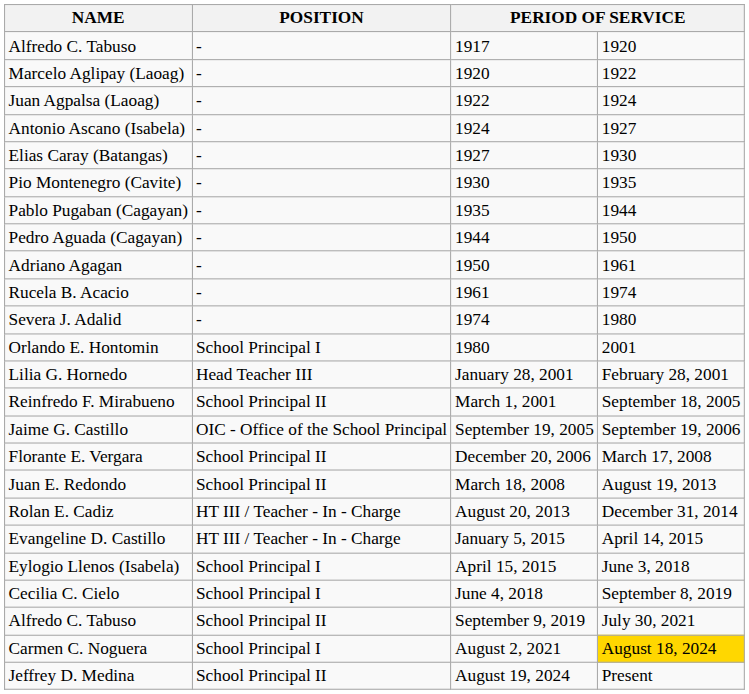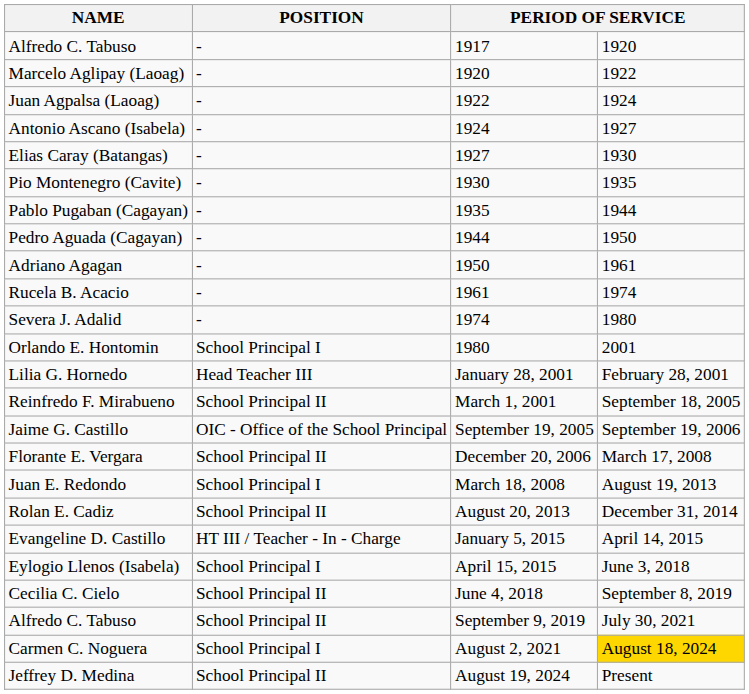(261, 484) School Principal II -> (258, 484) School Principal I
(298, 511) HT III / Teacher - In - Charge -> (261, 511) School Principal II
(258, 593) School Principal I -> (261, 593) School Principal II
